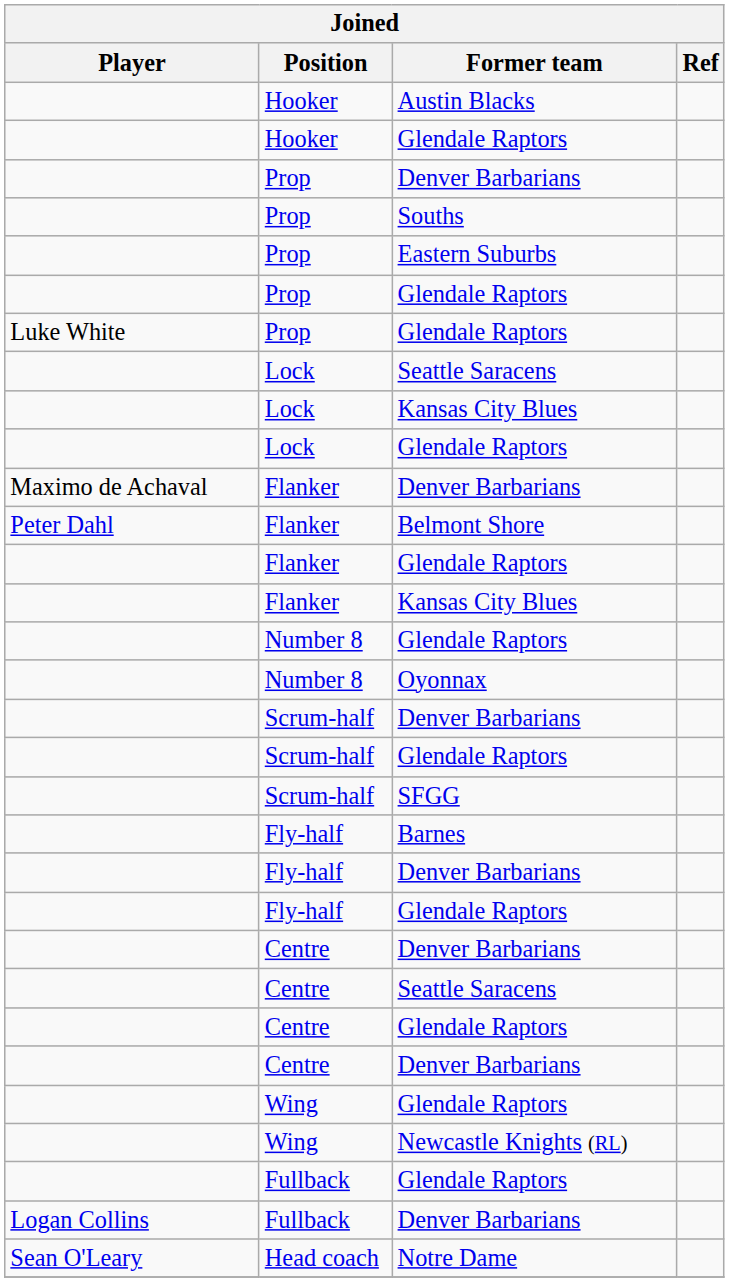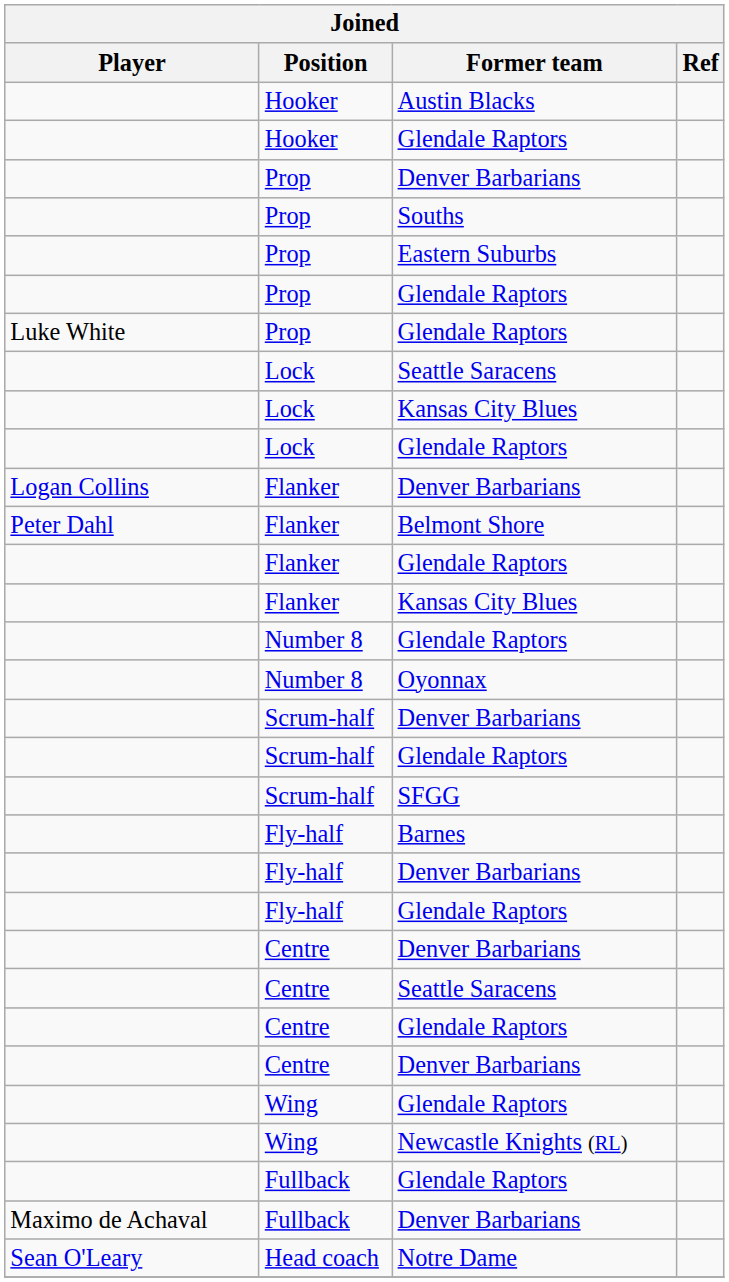(109, 486) Maximo de Achaval -> (80, 486) Logan Collins
(80, 1219) Logan Collins -> (109, 1219) Maximo de Achaval
